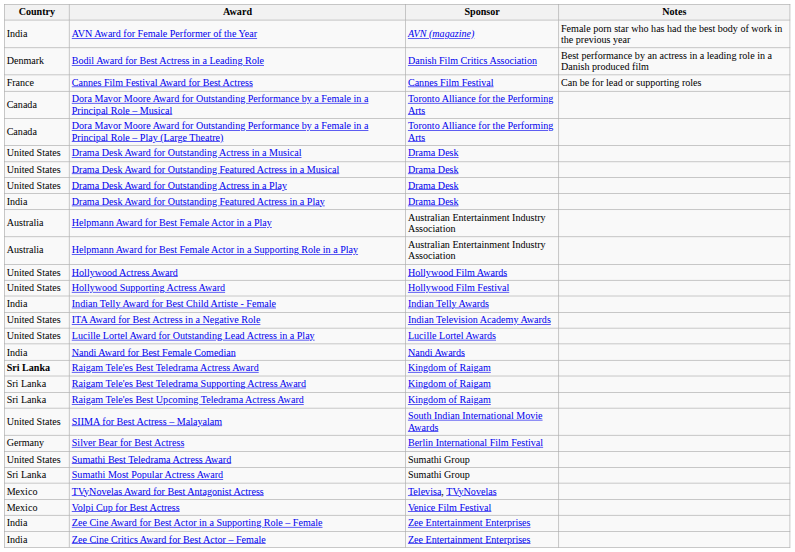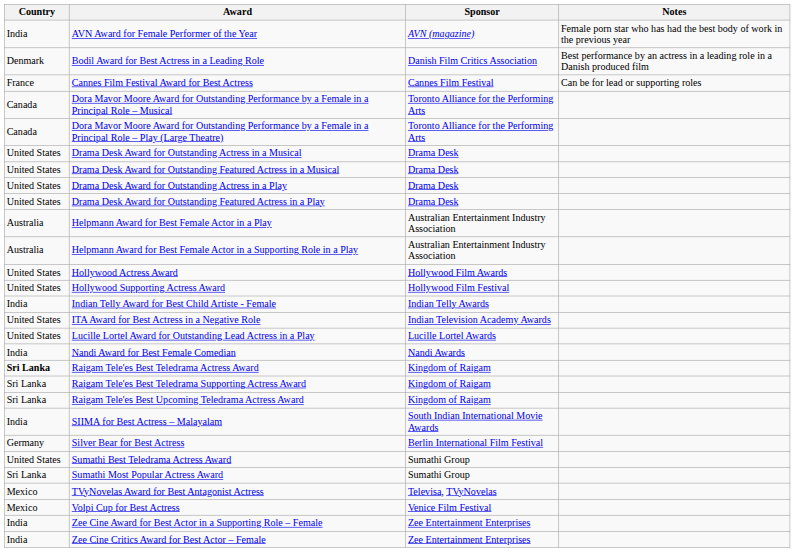(17, 201) India -> (34, 201) United States
(34, 421) United States -> (17, 421) India
